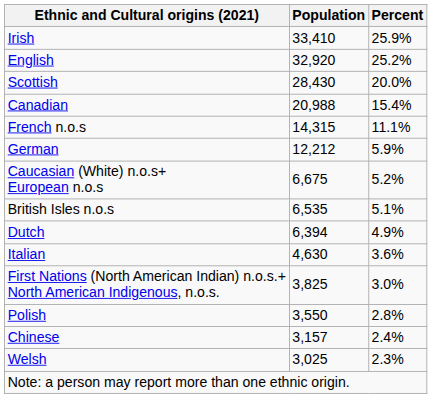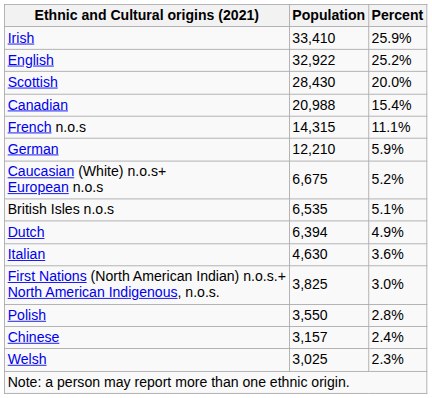(314, 60) 32,920 -> (314, 60) 32,922
(314, 149) 12,212 -> (314, 149) 12,210
